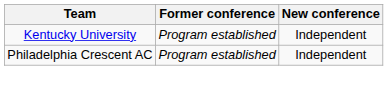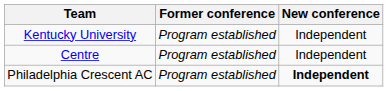+ row: (80, 55)
(331, 55) normal -> (331, 75) bold
